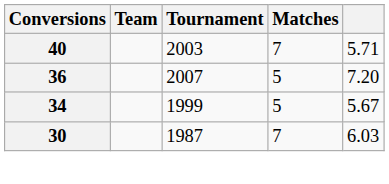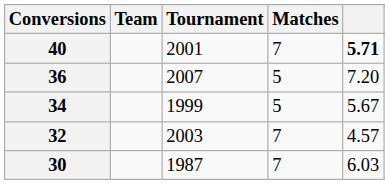(185, 48) 2003 -> (185, 48) 2001
(363, 48) normal -> (363, 48) bold
+ row: (57, 135)
